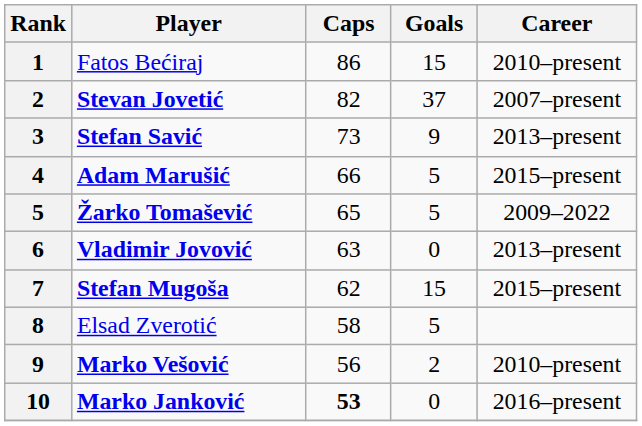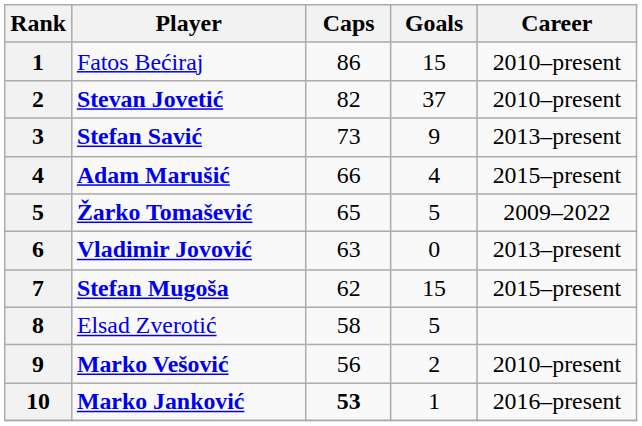(557, 99) 2007–present -> (557, 99) 2010–present
(434, 174) 5 -> (434, 174) 4
(434, 401) 0 -> (434, 401) 1
